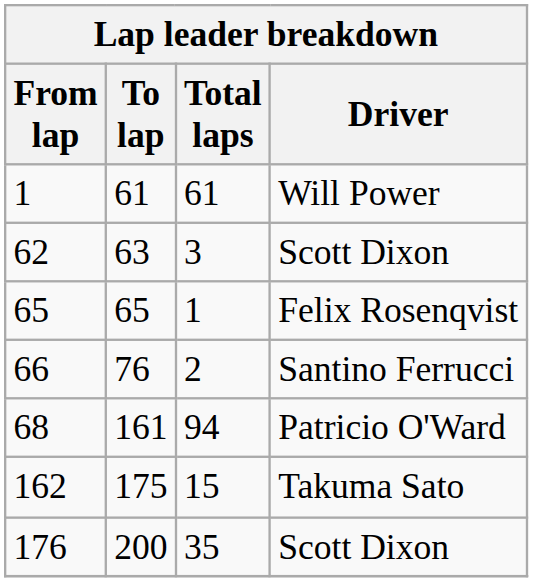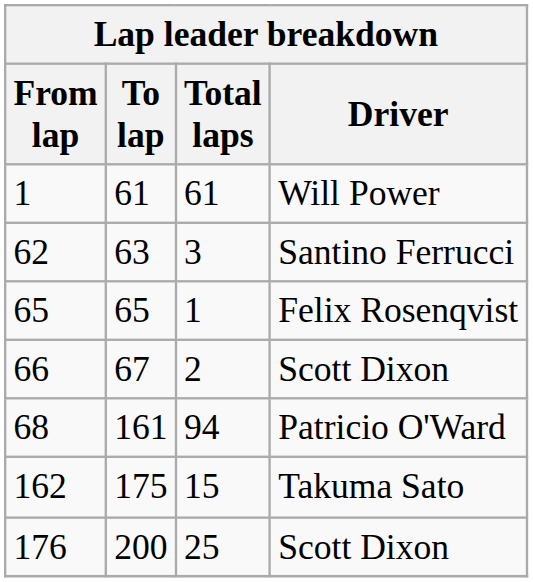(364, 252) Scott Dixon -> (396, 252) Santino Ferrucci
(132, 369) 76 -> (132, 369) 67
(396, 369) Santino Ferrucci -> (364, 369) Scott Dixon
(202, 545) 35 -> (202, 545) 25
